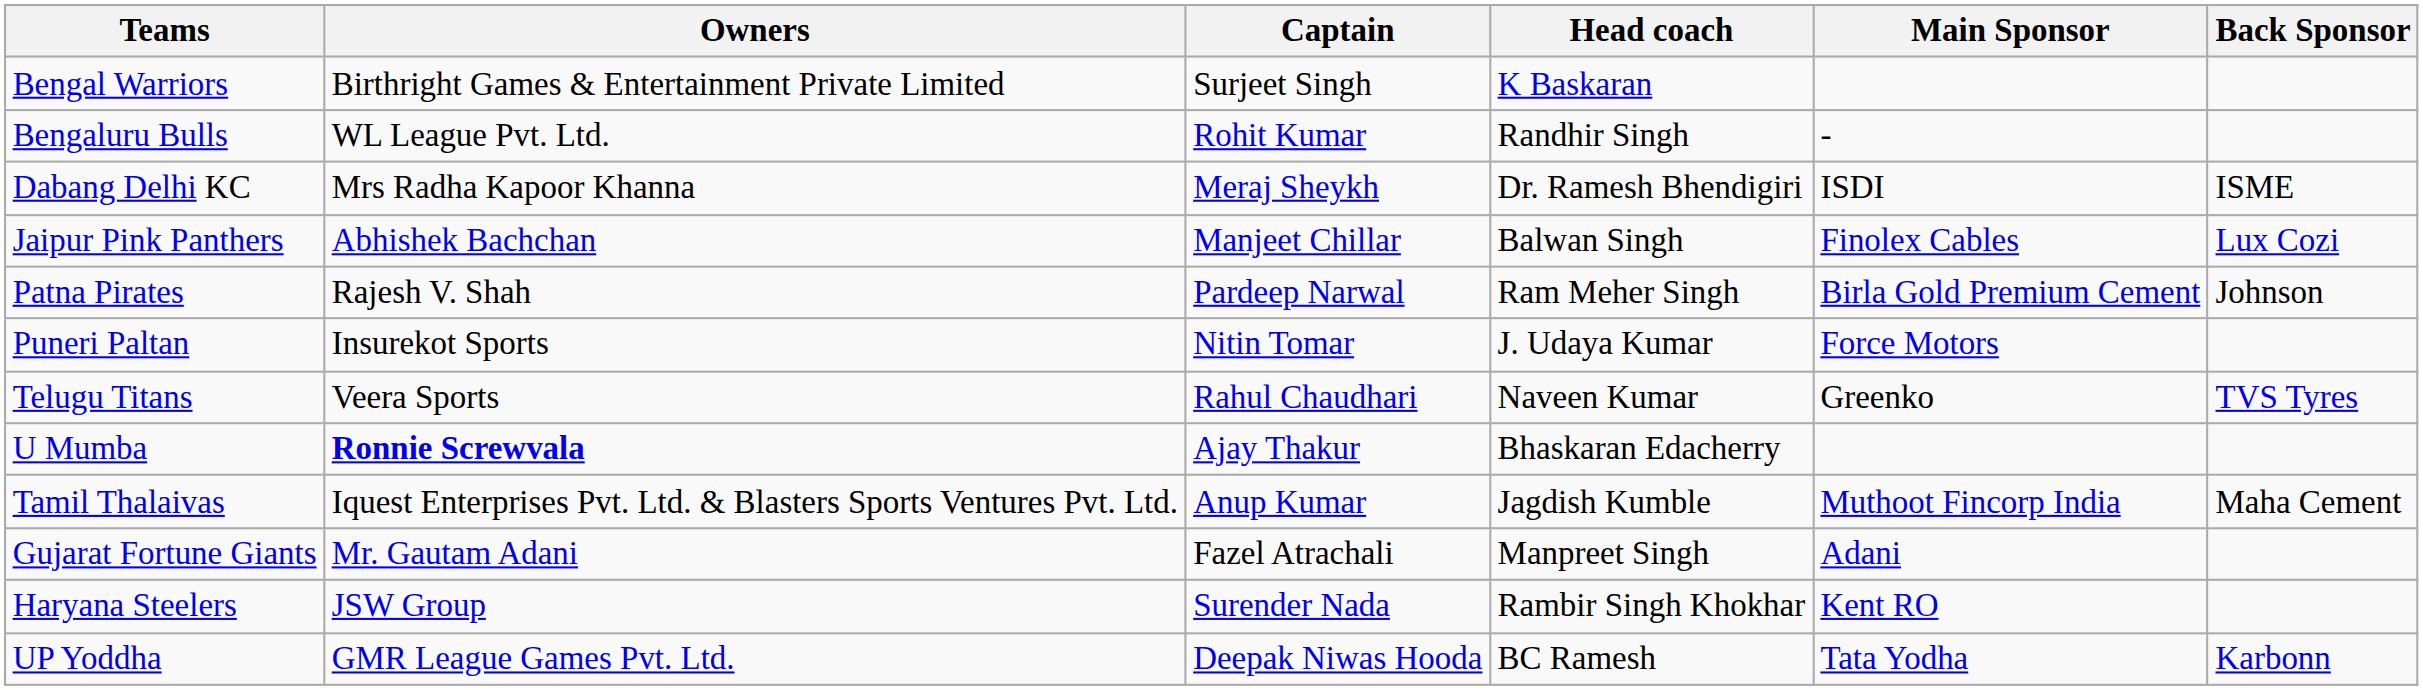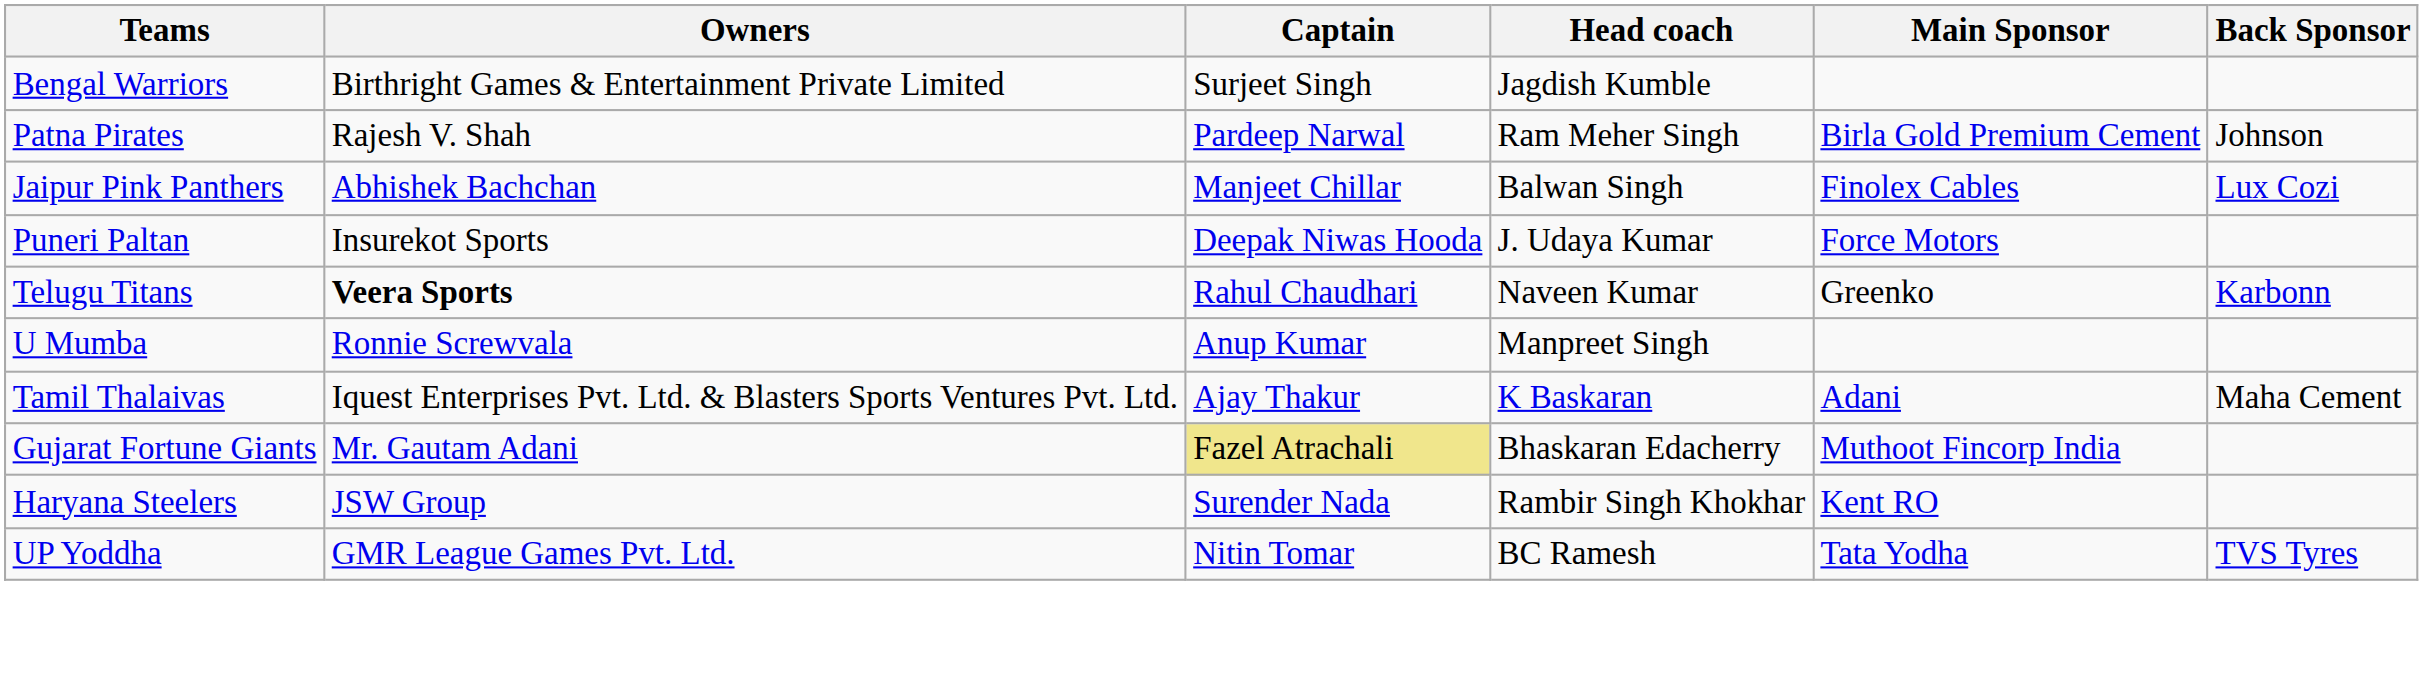(1575, 82) K Baskaran -> (1604, 82) Jagdish Kumble
- row: (120, 135)
- row: (132, 187)
rows swapped: (148, 239) <-> (98, 291)
(1274, 344) Nitin Tomar -> (1338, 239) Deepak Niwas Hooda
(415, 396) normal -> (422, 291) bold
(2287, 396) TVS Tyres -> (2273, 291) Karbonn
(458, 448) bold -> (452, 344) normal
(1277, 448) Ajay Thakur -> (1280, 344) Anup Kumar
(1639, 448) Bhaskaran Edacherry -> (1603, 344) Manpreet Singh
(1280, 501) Anup Kumar -> (1277, 396) Ajay Thakur
(1604, 501) Jagdish Kumble -> (1575, 396) K Baskaran
(1971, 501) Muthoot Fincorp India -> (1861, 396) Adani
(1293, 553) no background -> (1293, 448) khaki background
(1603, 553) Manpreet Singh -> (1639, 448) Bhaskaran Edacherry
(1861, 553) Adani -> (1971, 448) Muthoot Fincorp India
(1338, 657) Deepak Niwas Hooda -> (1274, 553) Nitin Tomar
(2273, 657) Karbonn -> (2287, 553) TVS Tyres
